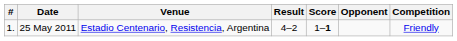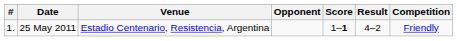columns swapped: (364, 12) <-> (289, 12)
